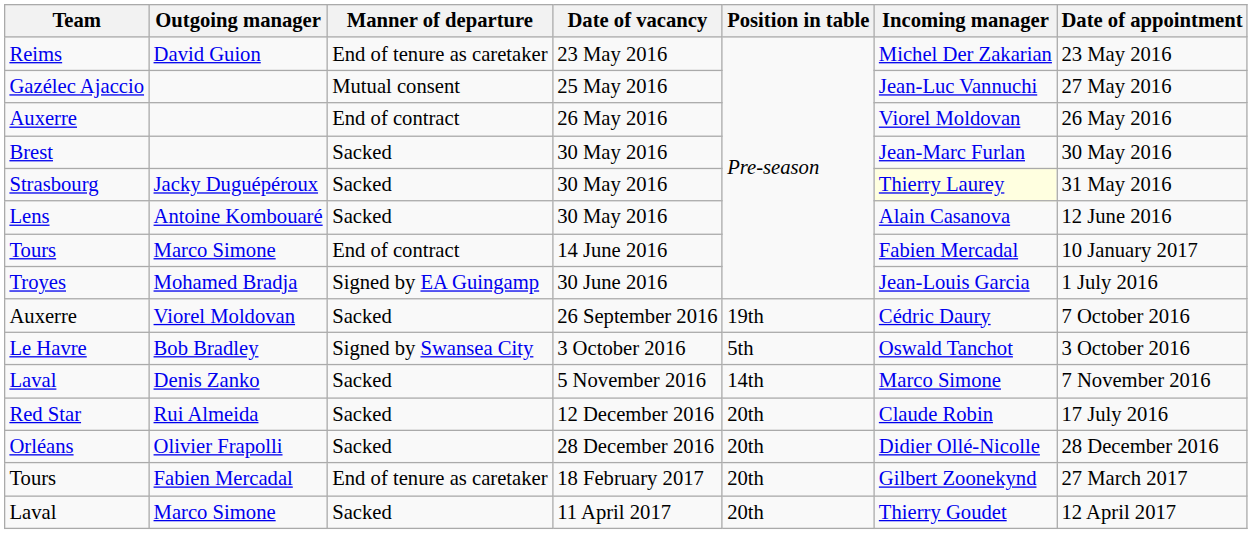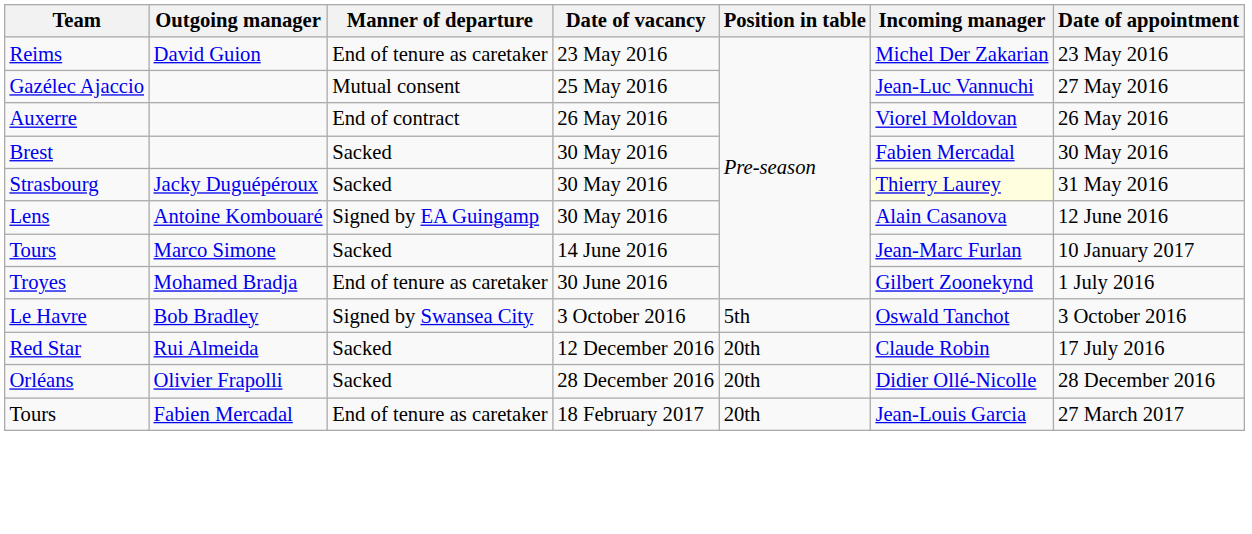(952, 151) Jean-Marc Furlan -> (945, 151) Fabien Mercadal
(362, 217) Sacked -> (436, 217) Signed by EA Guingamp
(396, 250) End of contract -> (362, 250) Sacked
(948, 250) Fabien Mercadal -> (948, 250) Jean-Marc Furlan
(436, 282) Signed by EA Guingamp -> (440, 282) End of tenure as caretaker
(954, 282) Jean-Louis Garcia -> (954, 282) Gilbert Zoonekynd
- row: (43, 315)
- row: (33, 380)
(958, 479) Gilbert Zoonekynd -> (951, 413) Jean-Louis Garcia
- row: (33, 511)
